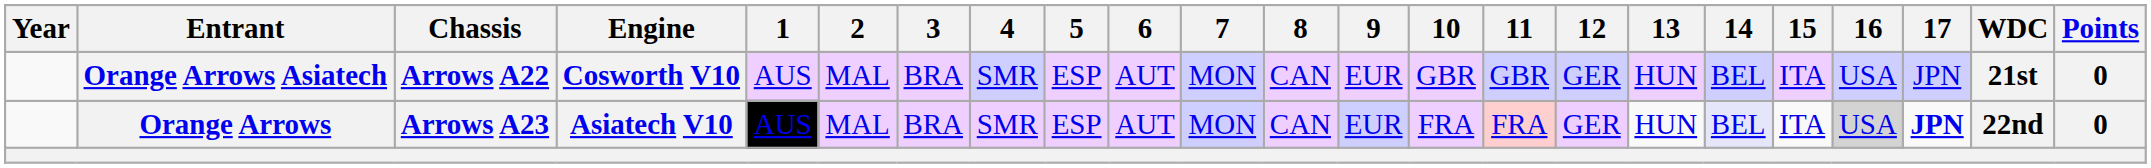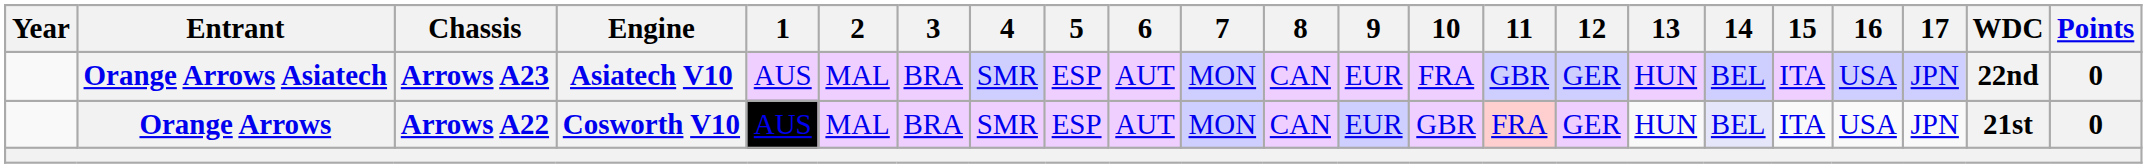(475, 75) Arrows A22 -> (475, 75) Arrows A23
(651, 75) Cosworth V10 -> (651, 75) Asiatech V10
(1446, 75) GBR -> (1446, 75) FRA
(2013, 75) 21st -> (2008, 75) 22nd
(475, 123) Arrows A23 -> (475, 123) Arrows A22
(651, 123) Asiatech V10 -> (651, 123) Cosworth V10
(1446, 123) FRA -> (1446, 123) GBR
(1868, 123) lightgrey background -> (1868, 123) no background
(1937, 123) bold -> (1935, 123) normal
(2013, 123) 22nd -> (2008, 123) 21st
